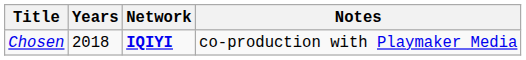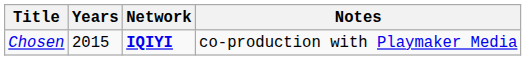(91, 43) 2018 -> (91, 43) 2015
